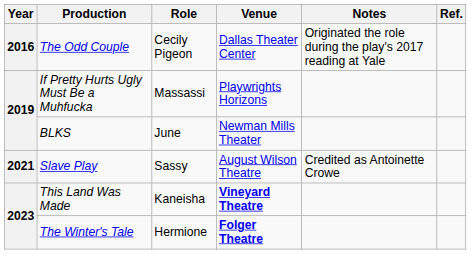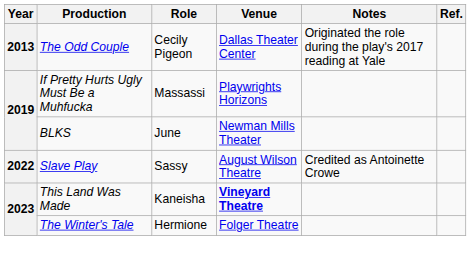(21, 47) 2016 -> (21, 47) 2013
(21, 166) 2021 -> (21, 166) 2022
(241, 232) bold -> (259, 225) normal
